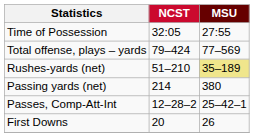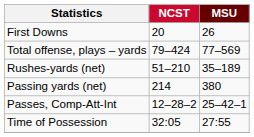rows swapped: (37, 123) <-> (57, 31)
(221, 68) khaki background -> (221, 68) no background
